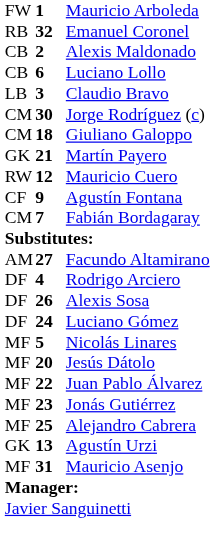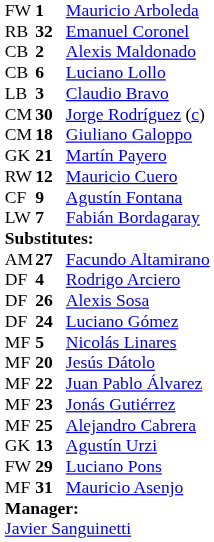(18, 217) CM -> (18, 217) LW
+ row: (114, 466)
